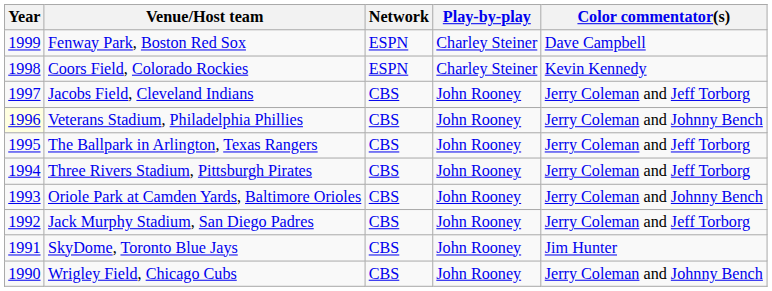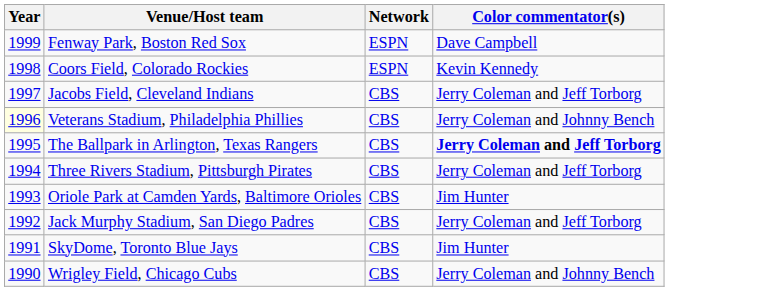- column: (487, 17)
(647, 145) normal -> (549, 145) bold
(654, 196) Jerry Coleman and Johnny Bench -> (472, 196) Jim Hunter
